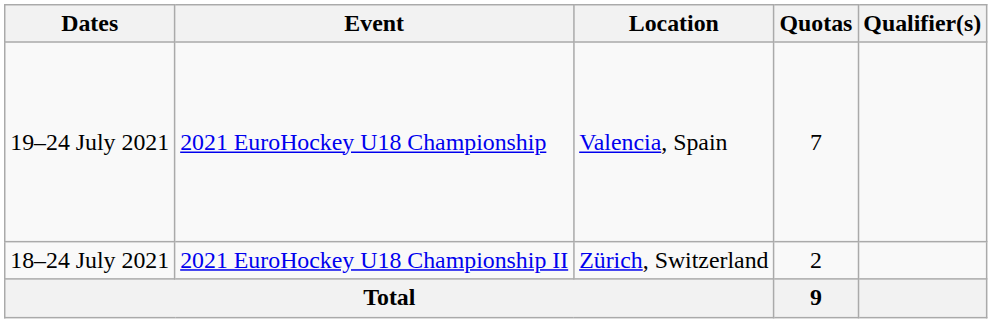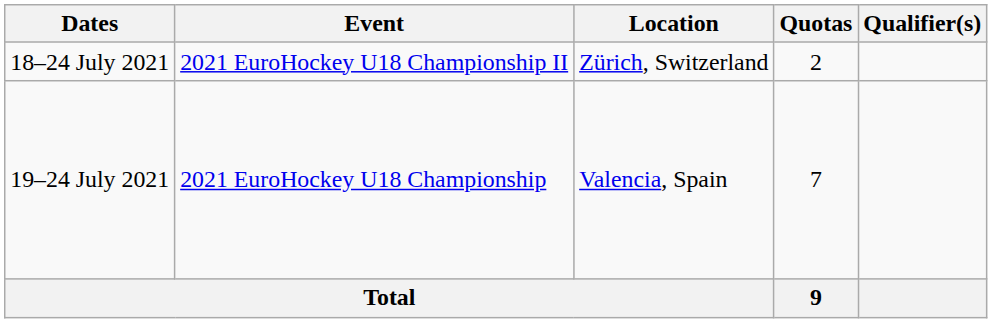rows swapped: (90, 141) <-> (90, 259)
